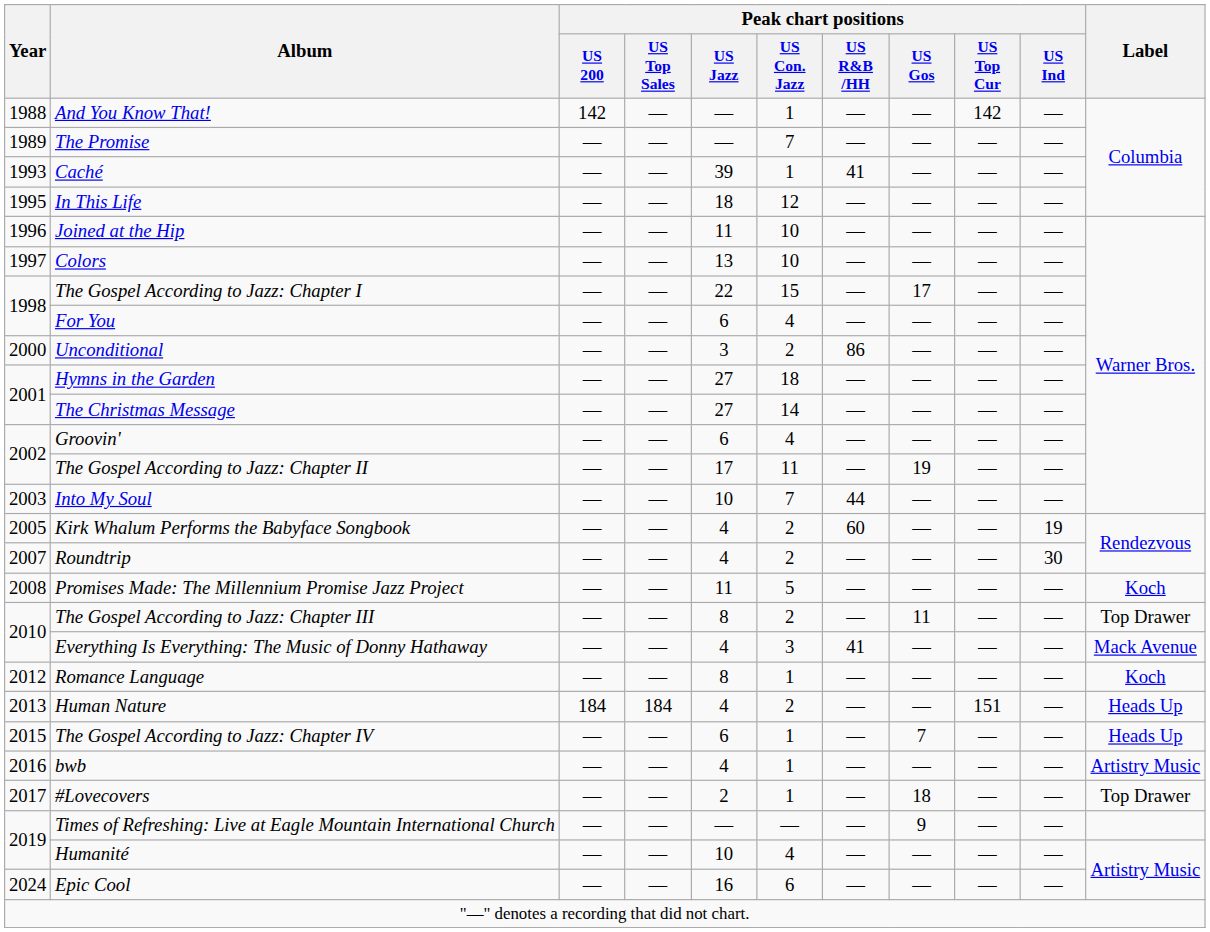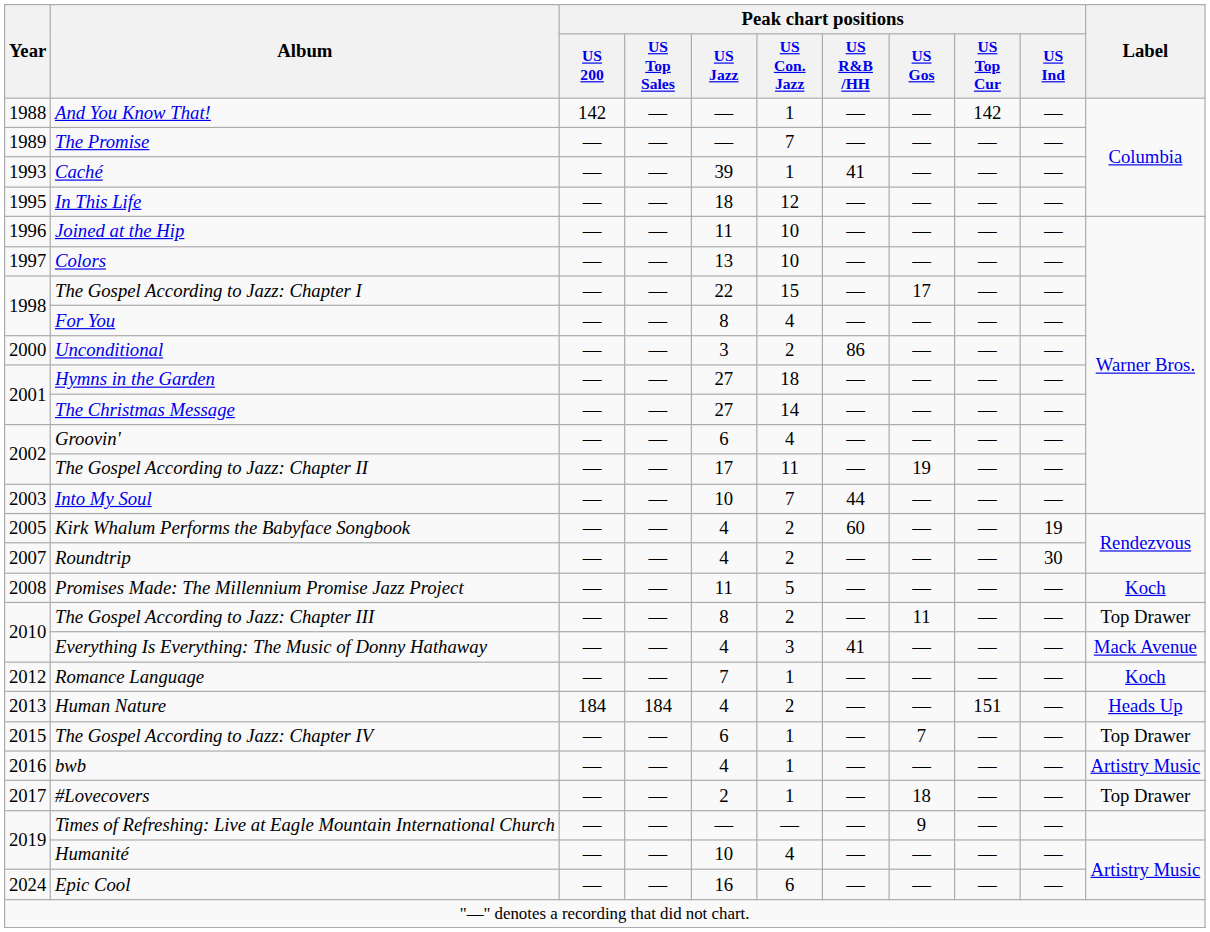(724, 320) 6 -> (724, 320) 8
(724, 676) 8 -> (724, 676) 7
(1145, 736) Heads Up -> (1145, 736) Top Drawer
